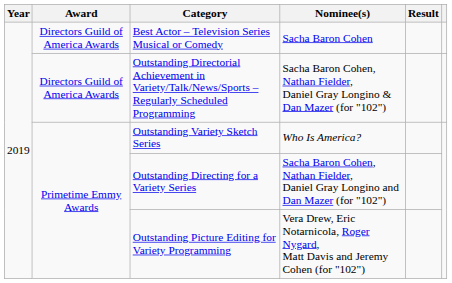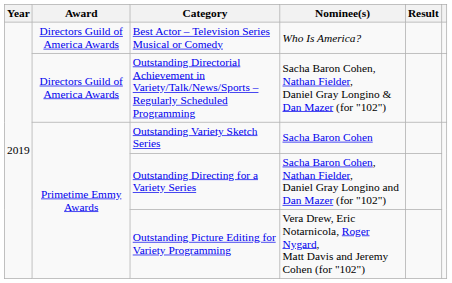(328, 37) Sacha Baron Cohen -> (322, 37) Who Is America?
(322, 137) Who Is America? -> (328, 137) Sacha Baron Cohen
